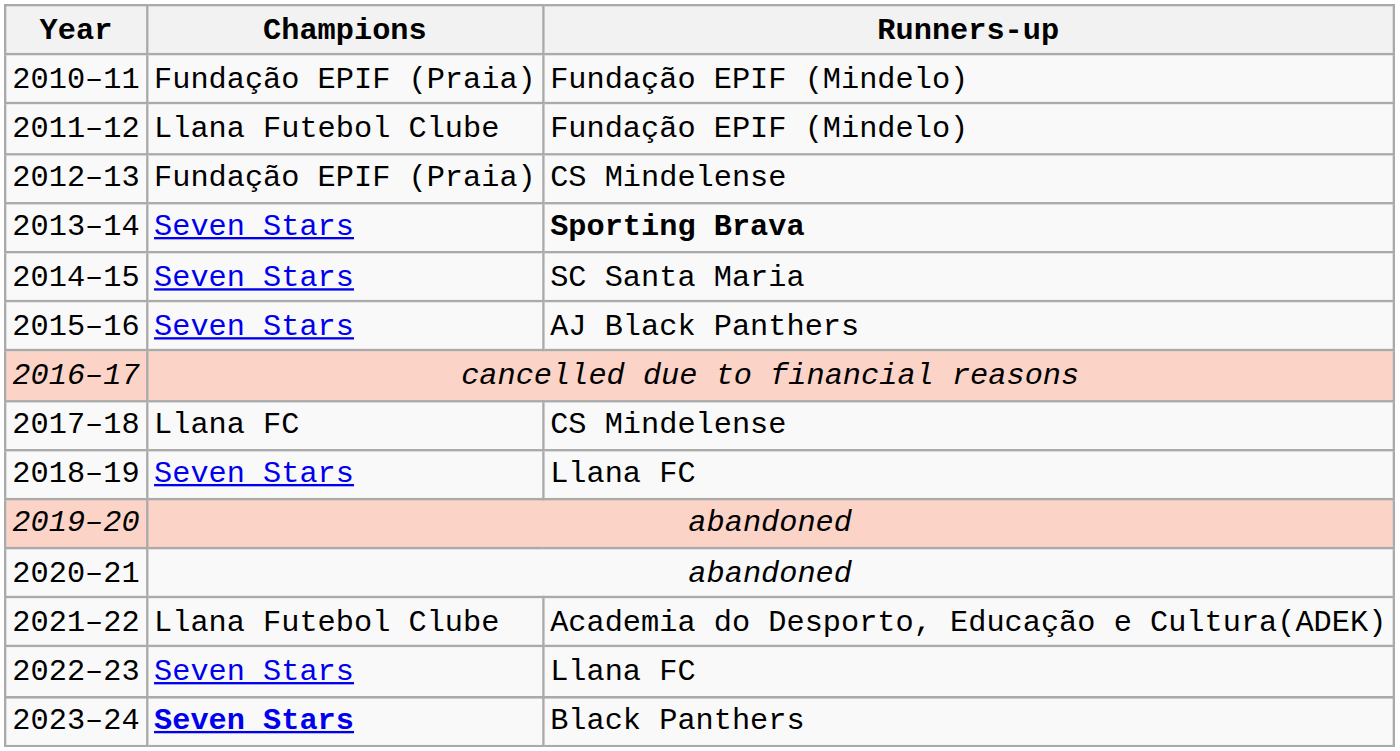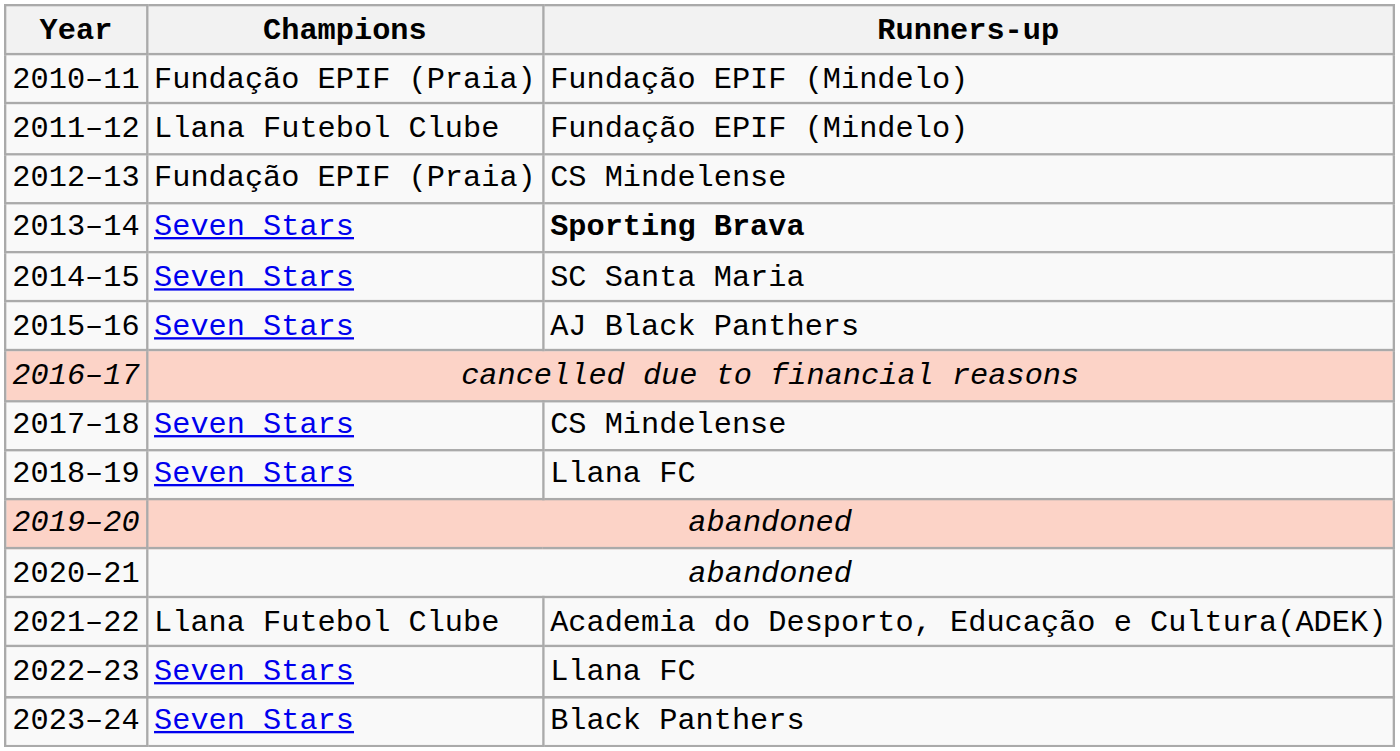(227, 425) Llana FC -> (254, 425) Seven Stars
(254, 721) bold -> (254, 721) normal
